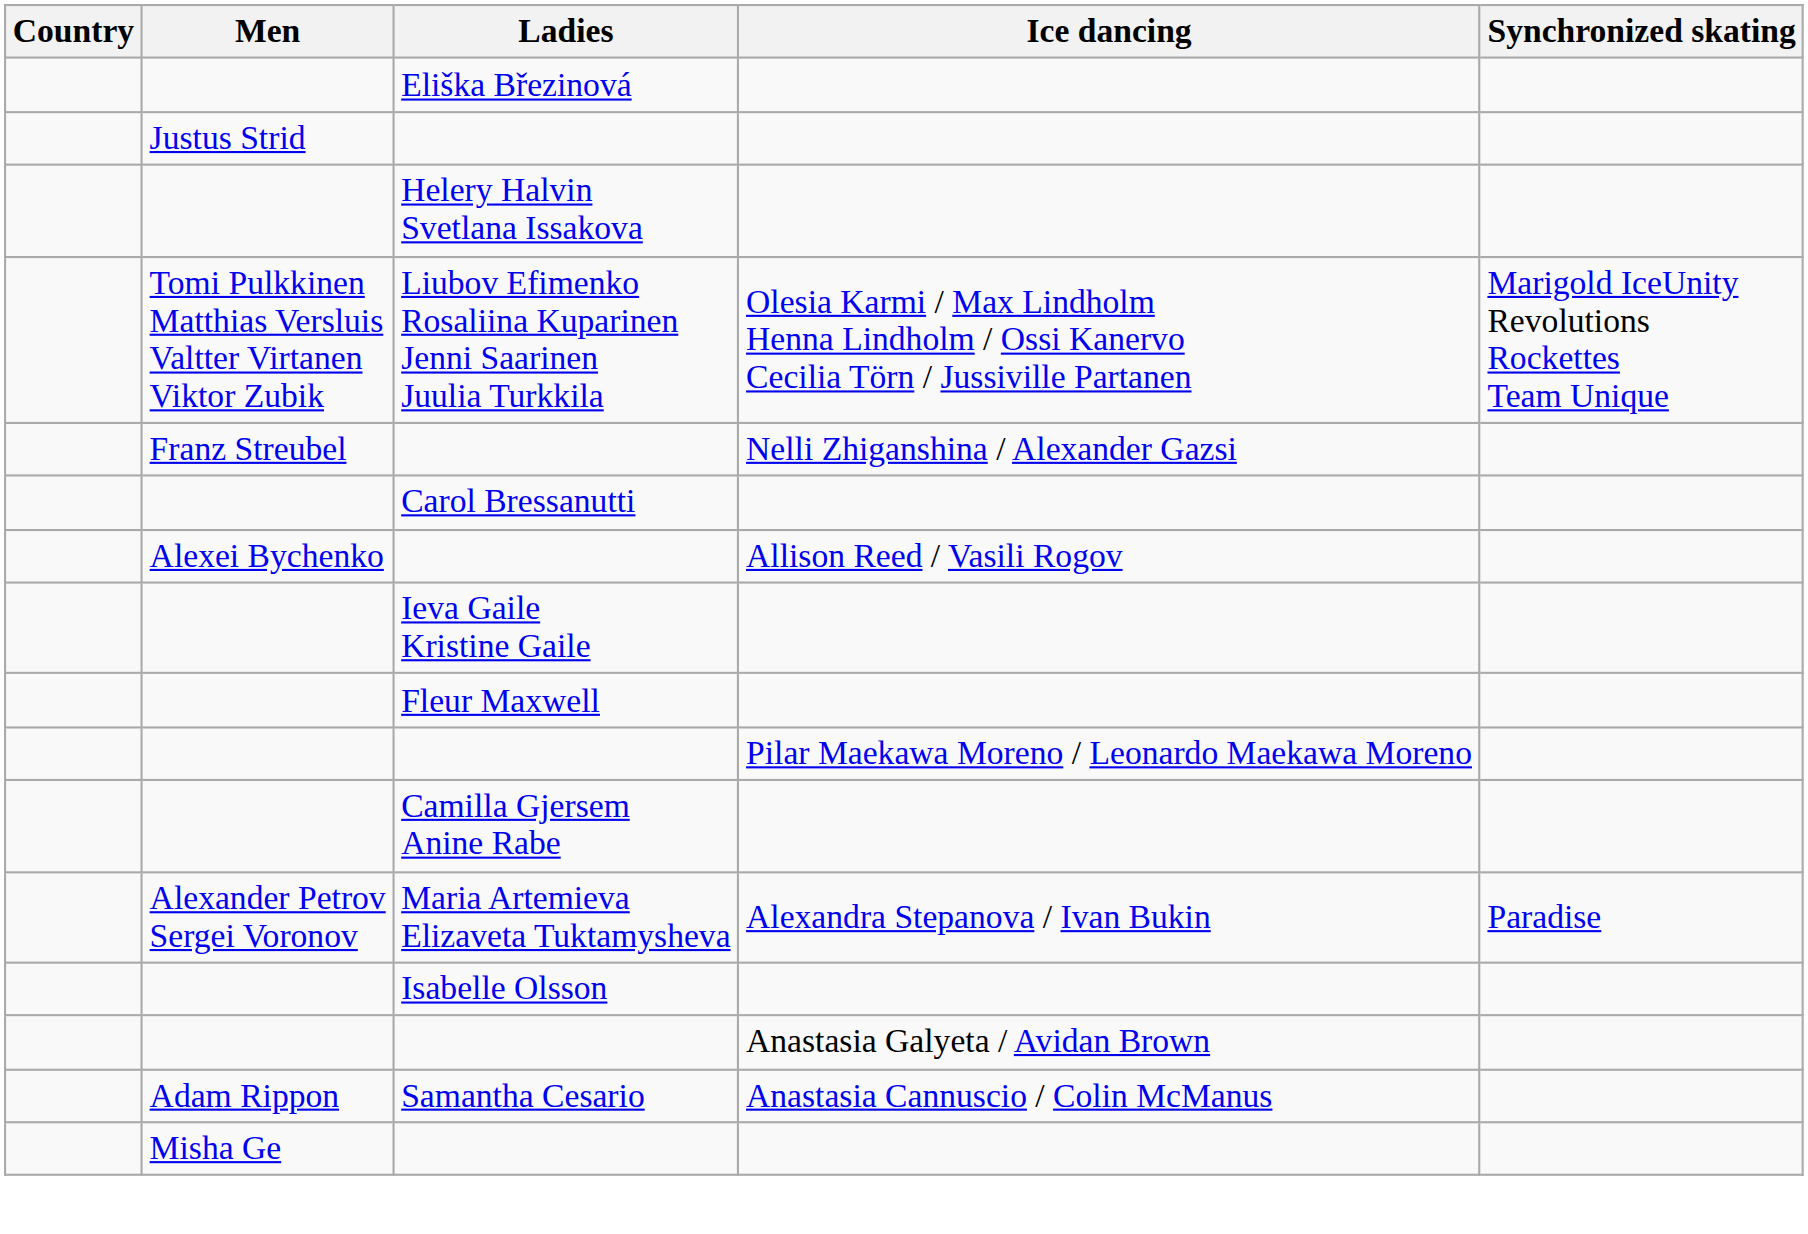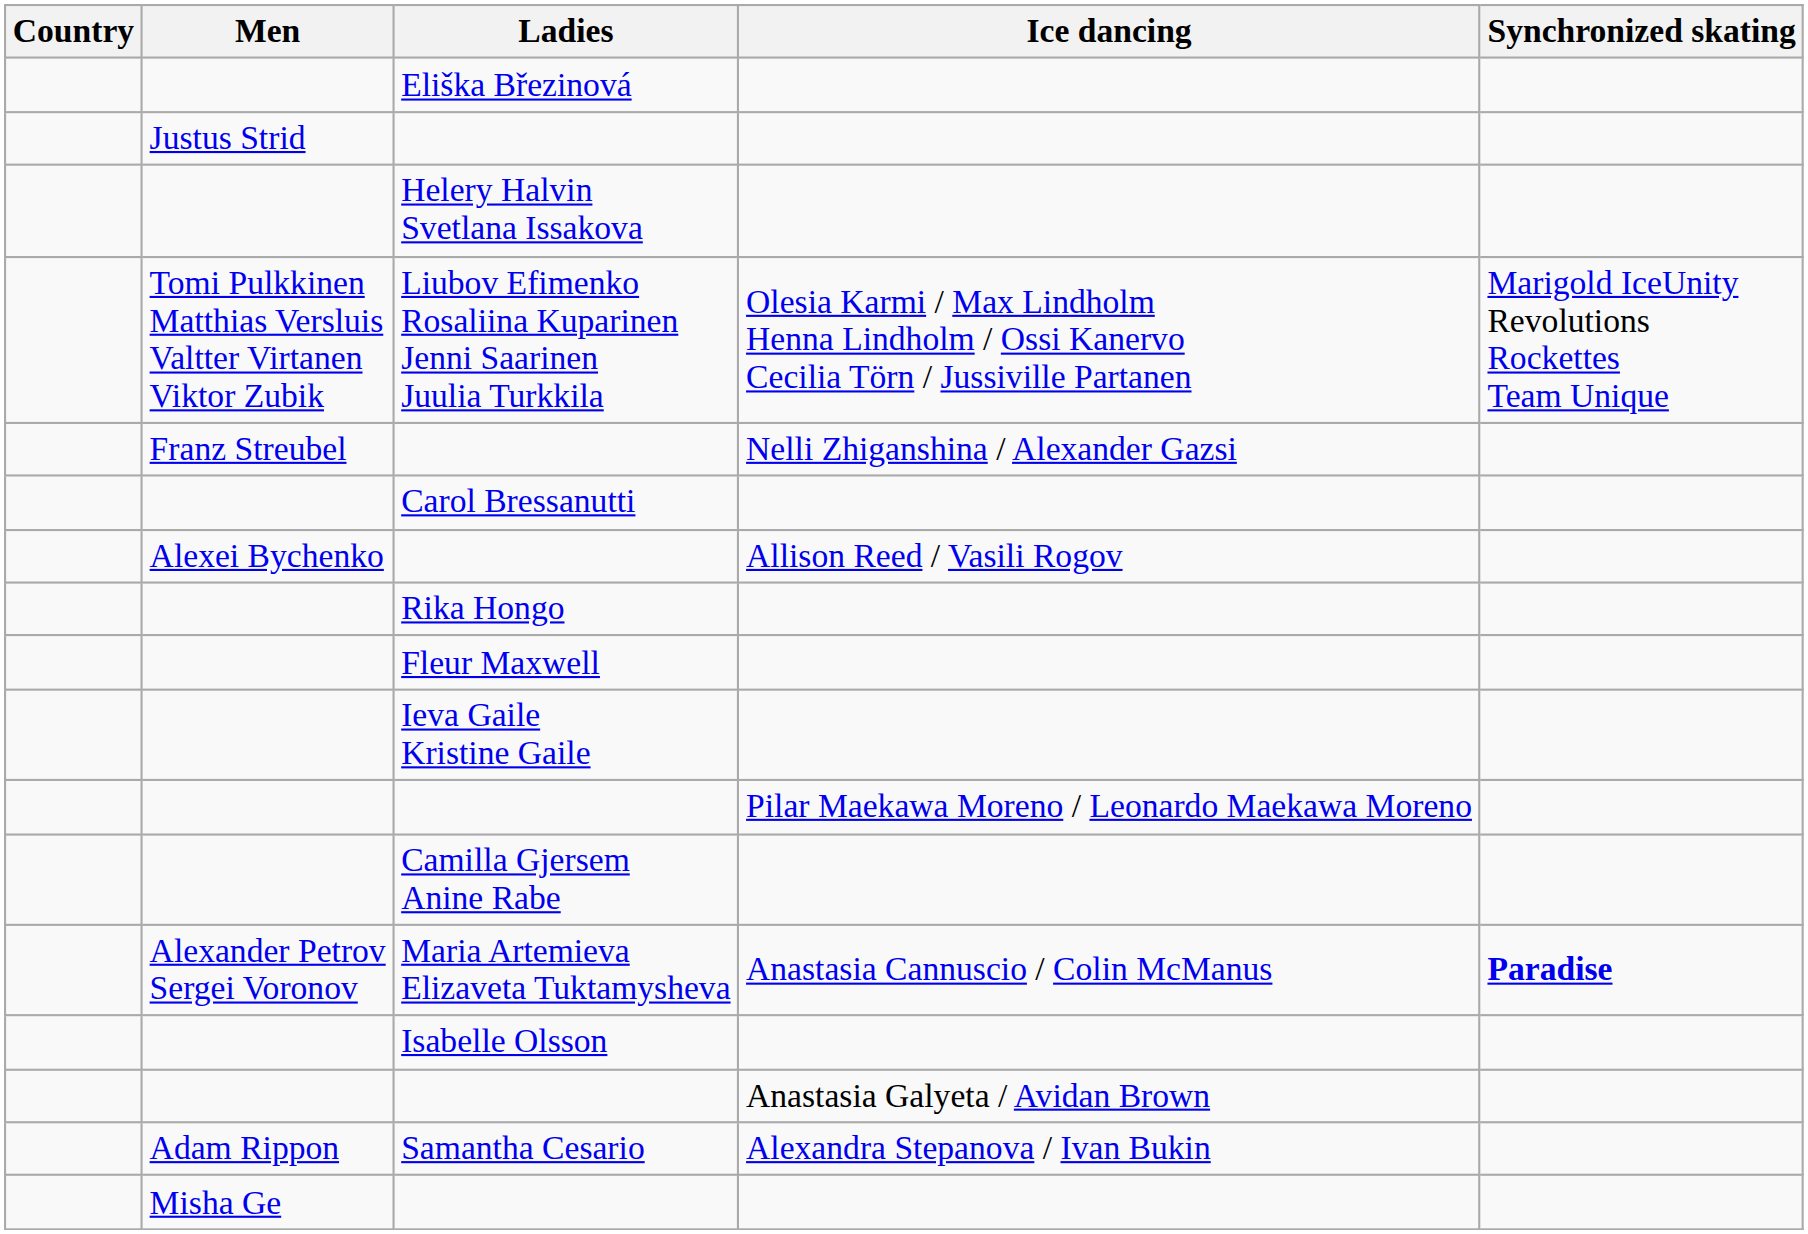+ row: (268, 609)
rows swapped: (268, 628) <-> (268, 700)
(978, 916) Alexandra Stepanova / Ivan Bukin -> (1009, 969) Anastasia Cannuscio / Colin McManus
(1544, 916) normal -> (1550, 969) bold
(1009, 1095) Anastasia Cannuscio / Colin McManus -> (978, 1148) Alexandra Stepanova / Ivan Bukin
